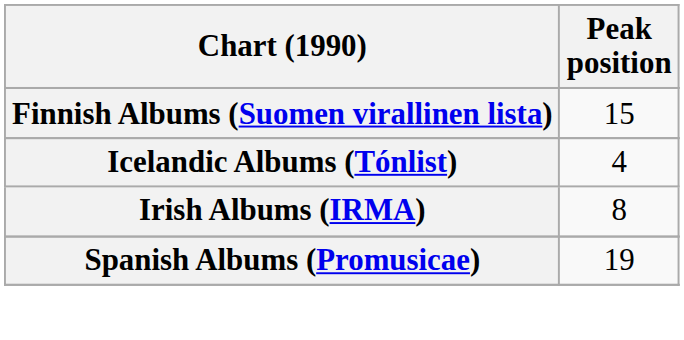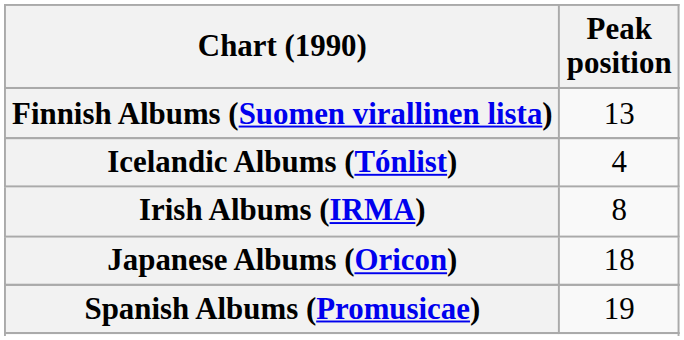(619, 112) 15 -> (619, 112) 13
+ row: (282, 259)
